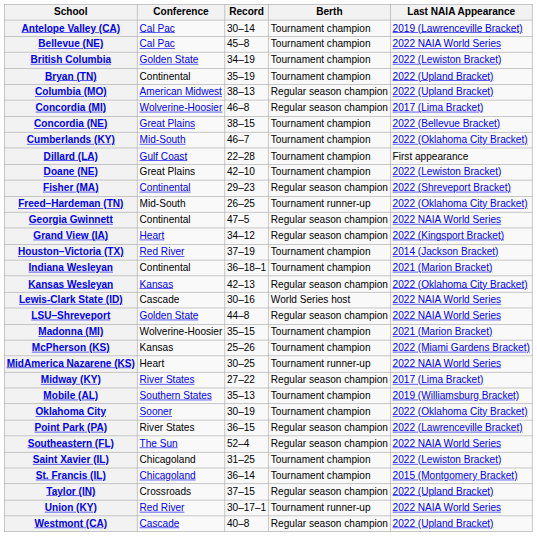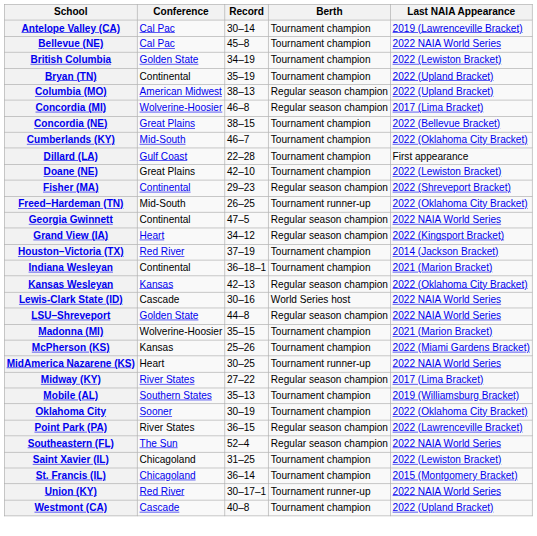- row: (71, 492)
(329, 524) Regular season champion -> (321, 508) Tournament champion
